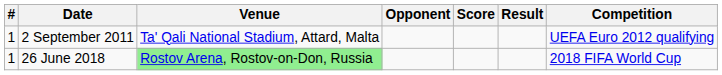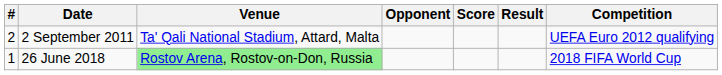(11, 37) 1 -> (11, 37) 2
